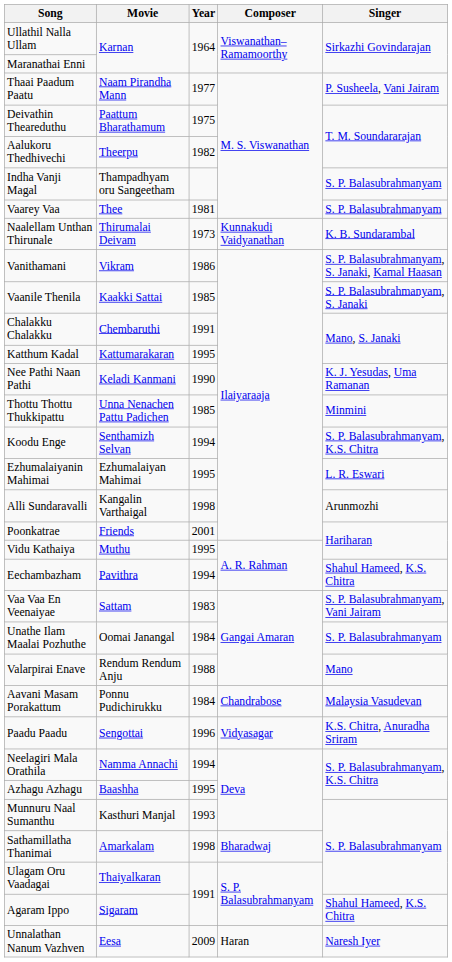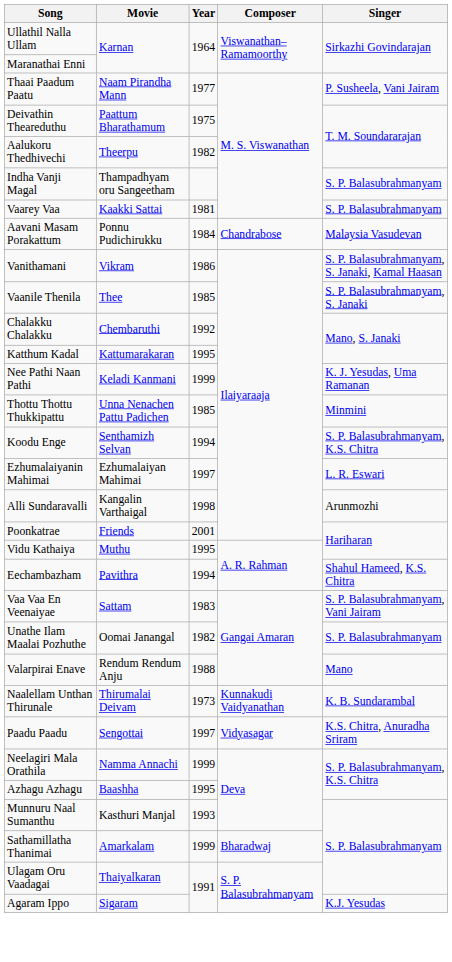(111, 209) Thee -> (131, 209) Kaakki Sattai
rows swapped: (50, 234) <-> (43, 701)
(131, 297) Kaakki Sattai -> (111, 297) Thee
(203, 329) 1991 -> (203, 329) 1992
(203, 379) 1990 -> (203, 379) 1999
(203, 474) 1995 -> (203, 474) 1997
(203, 638) 1984 -> (203, 638) 1982
(203, 733) 1996 -> (203, 733) 1997
(203, 764) 1994 -> (203, 764) 1999
(203, 846) 1998 -> (203, 846) 1999
(376, 909) Shahul Hameed, K.S. Chitra -> (355, 903) K.J. Yesudas
- row: (46, 941)
